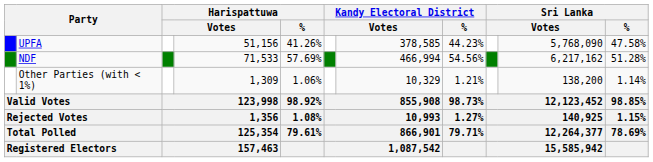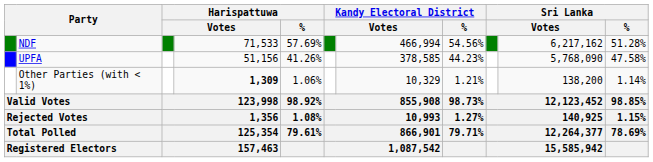rows swapped: (27, 59) <-> (30, 44)
(264, 80) normal -> (264, 80) bold
